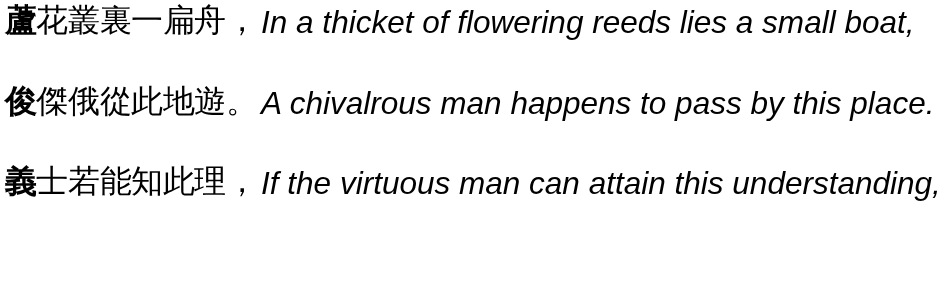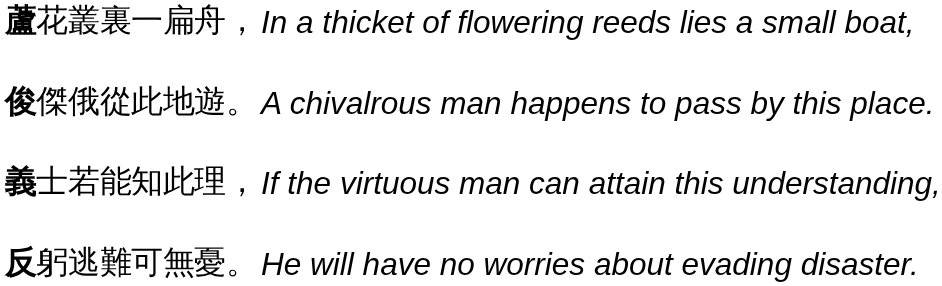+ row: (131, 262)
